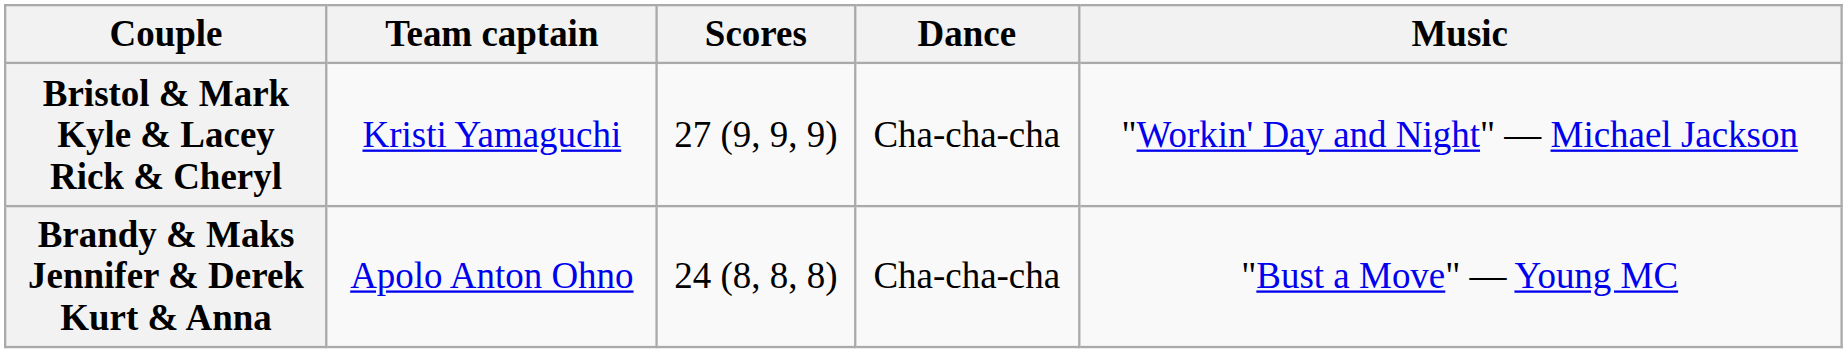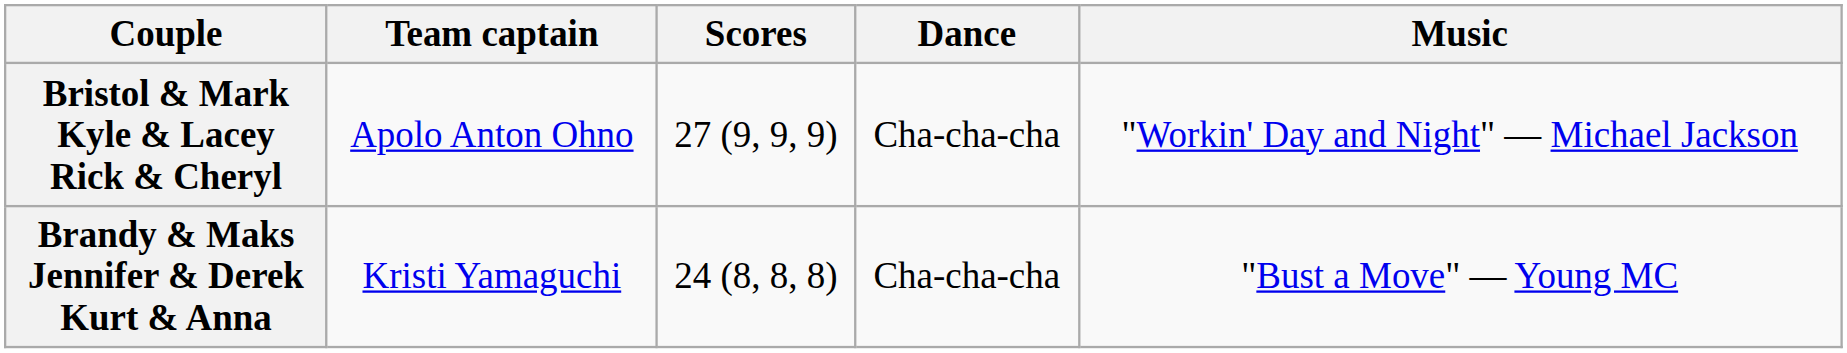(492, 134) Kristi Yamaguchi -> (492, 134) Apolo Anton Ohno
(492, 275) Apolo Anton Ohno -> (492, 275) Kristi Yamaguchi
